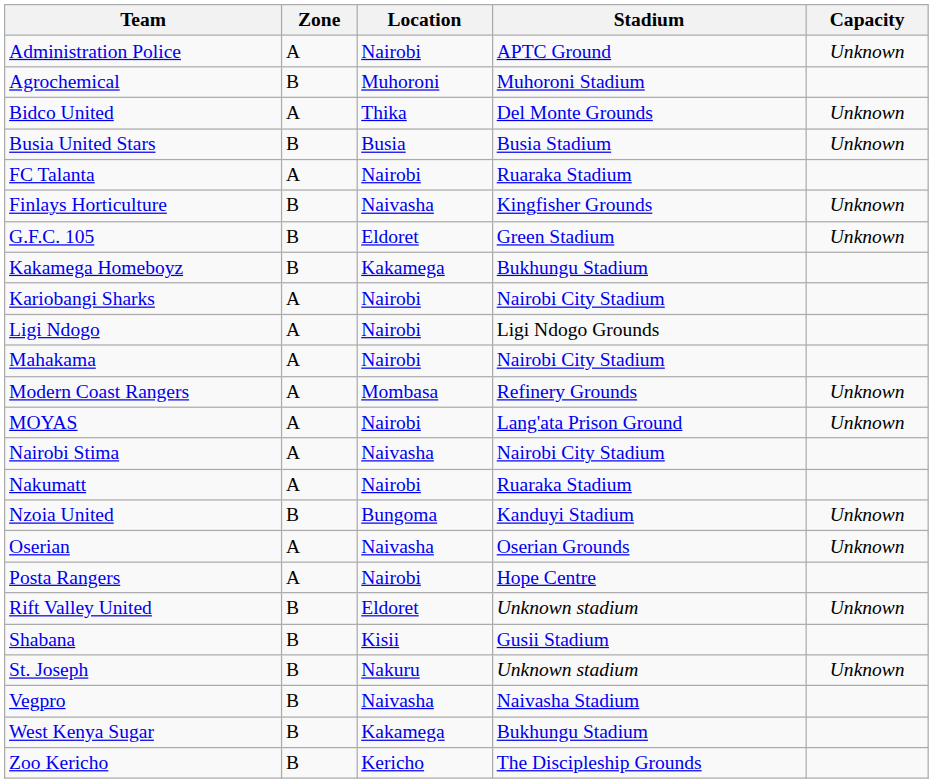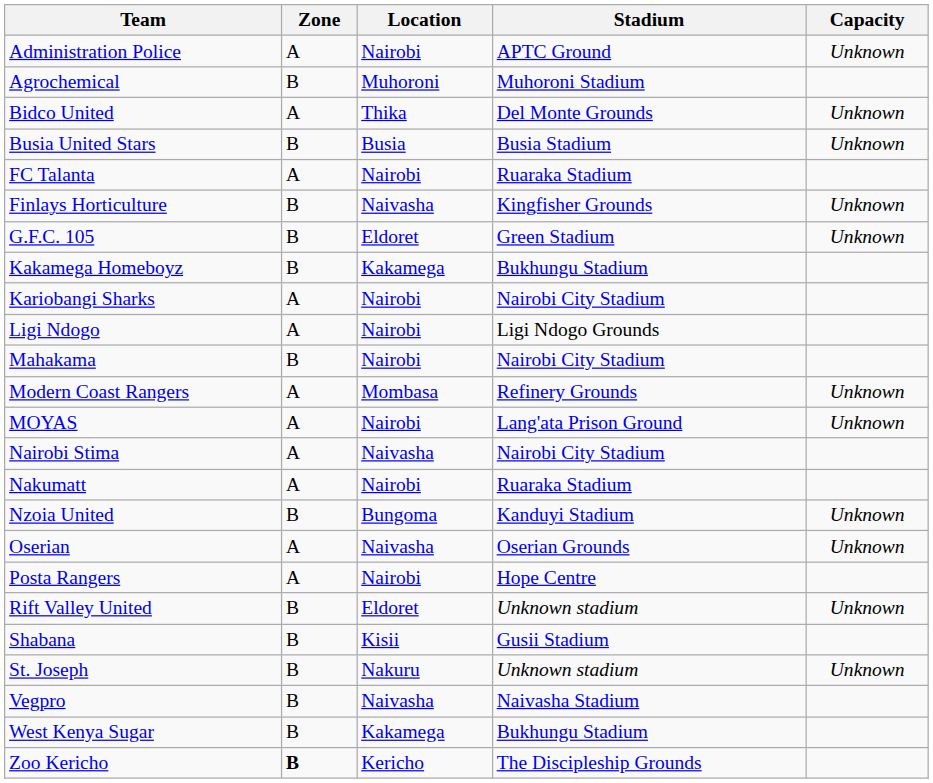(293, 360) A -> (293, 360) B
(293, 762) normal -> (293, 762) bold
